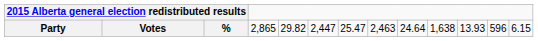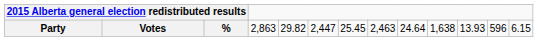(263, 28) 2,865 -> (263, 28) 2,863
(353, 28) 25.47 -> (353, 28) 25.45
